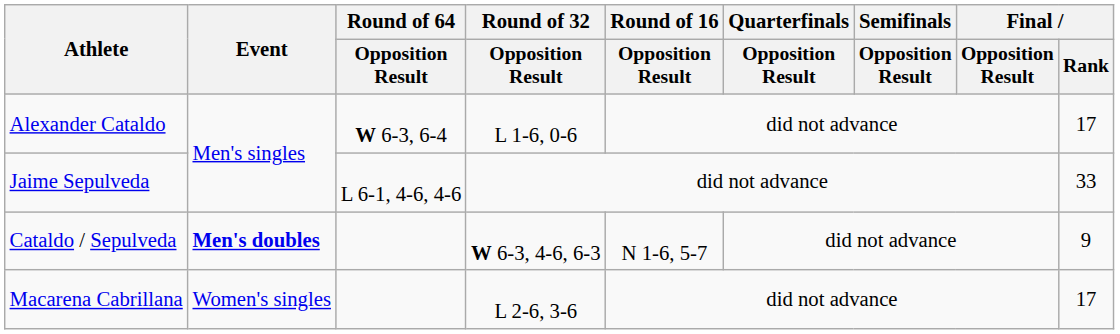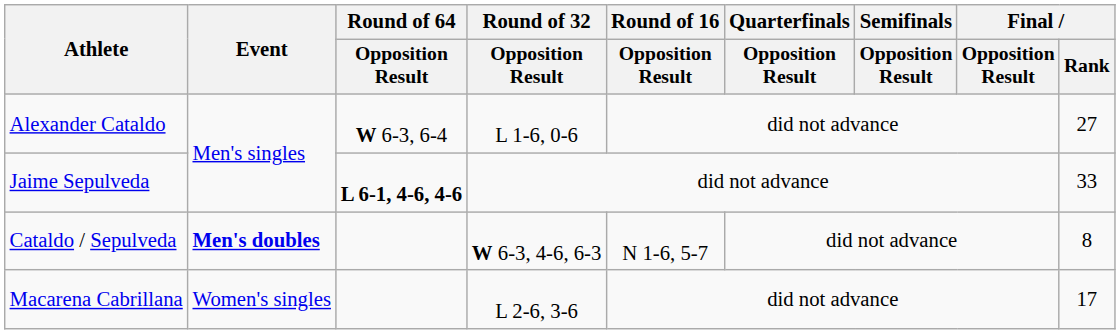(1086, 123) 17 -> (1087, 123) 27
(401, 194) normal -> (401, 194) bold
(1086, 241) 9 -> (1087, 241) 8
